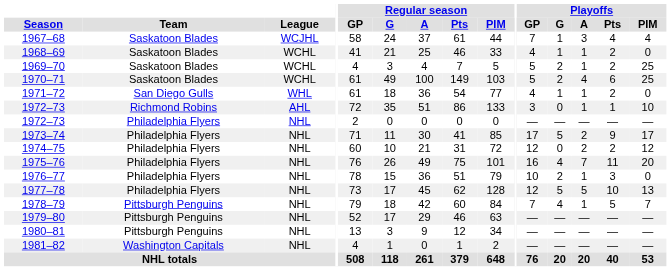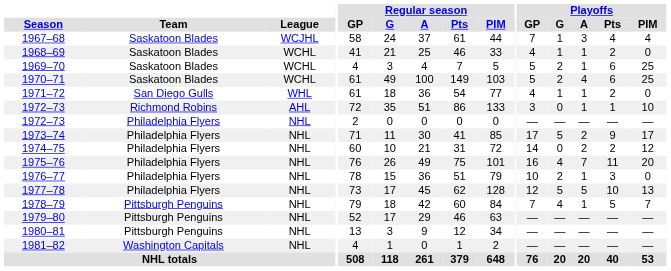(613, 66) 2 -> (613, 66) 6
(532, 149) 12 -> (532, 149) 14
